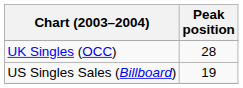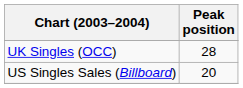(209, 72) 19 -> (209, 72) 20
